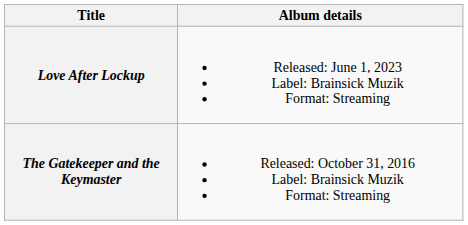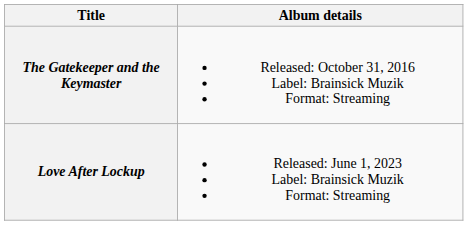rows swapped: (91, 171) <-> (91, 75)
